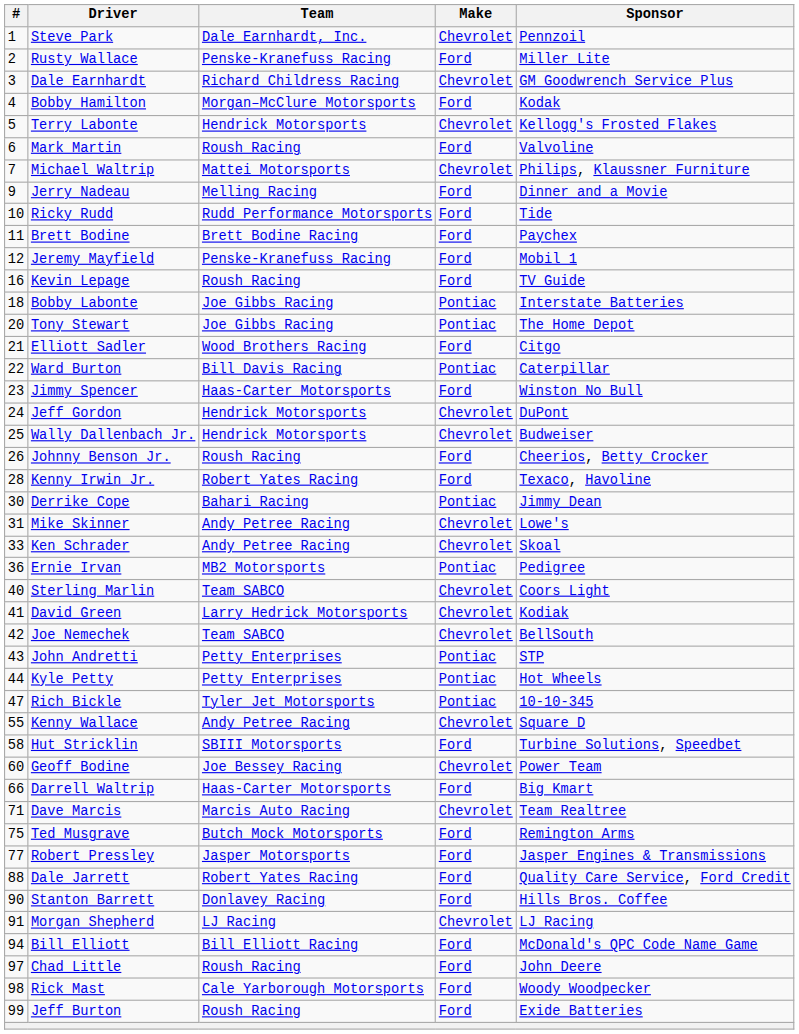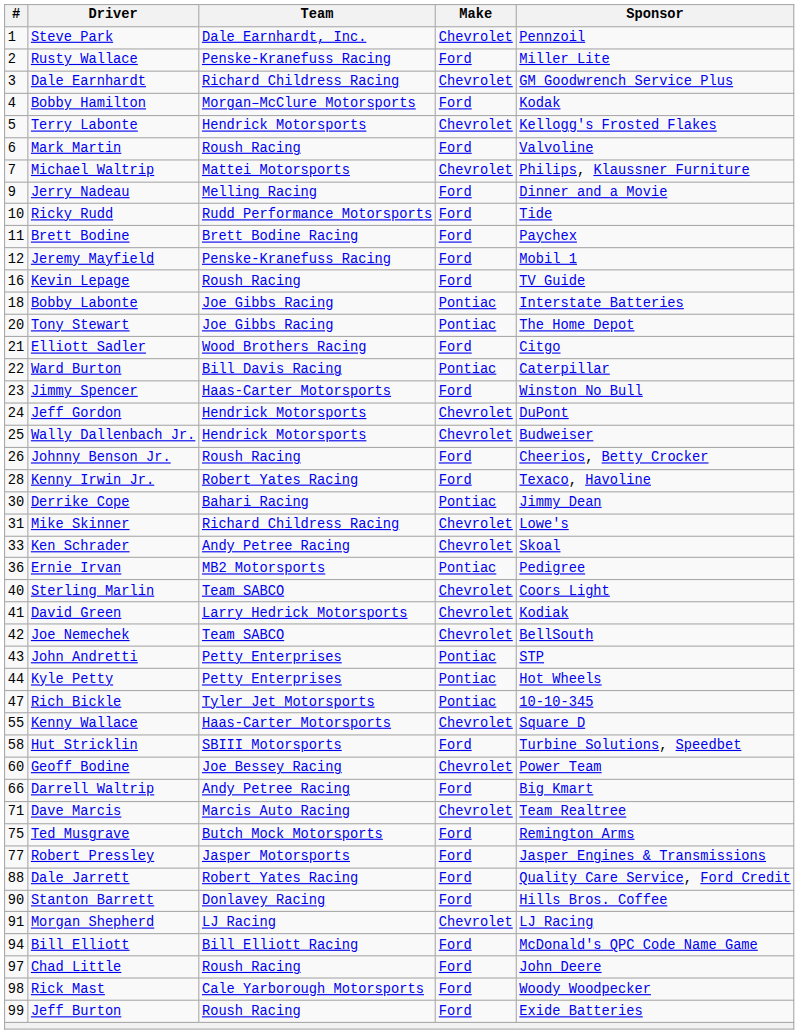(276, 525) Andy Petree Racing -> (301, 525) Richard Childress Racing
(276, 724) Andy Petree Racing -> (297, 724) Haas-Carter Motorsports
(297, 791) Haas-Carter Motorsports -> (276, 791) Andy Petree Racing
